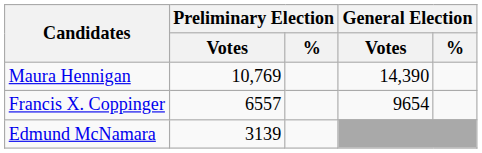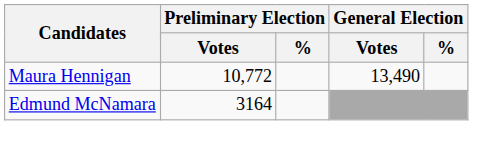(256, 76) 10,769 -> (247, 76) 10,772
(404, 76) 14,390 -> (395, 76) 13,490
- row: (87, 104)
(263, 133) 3139 -> (254, 104) 3164
